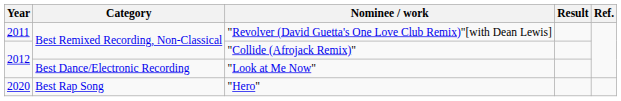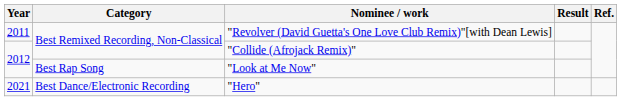(112, 68) Best Dance/Electronic Recording -> (70, 68) Best Rap Song
(19, 86) 2020 -> (19, 86) 2021
(70, 86) Best Rap Song -> (112, 86) Best Dance/Electronic Recording
